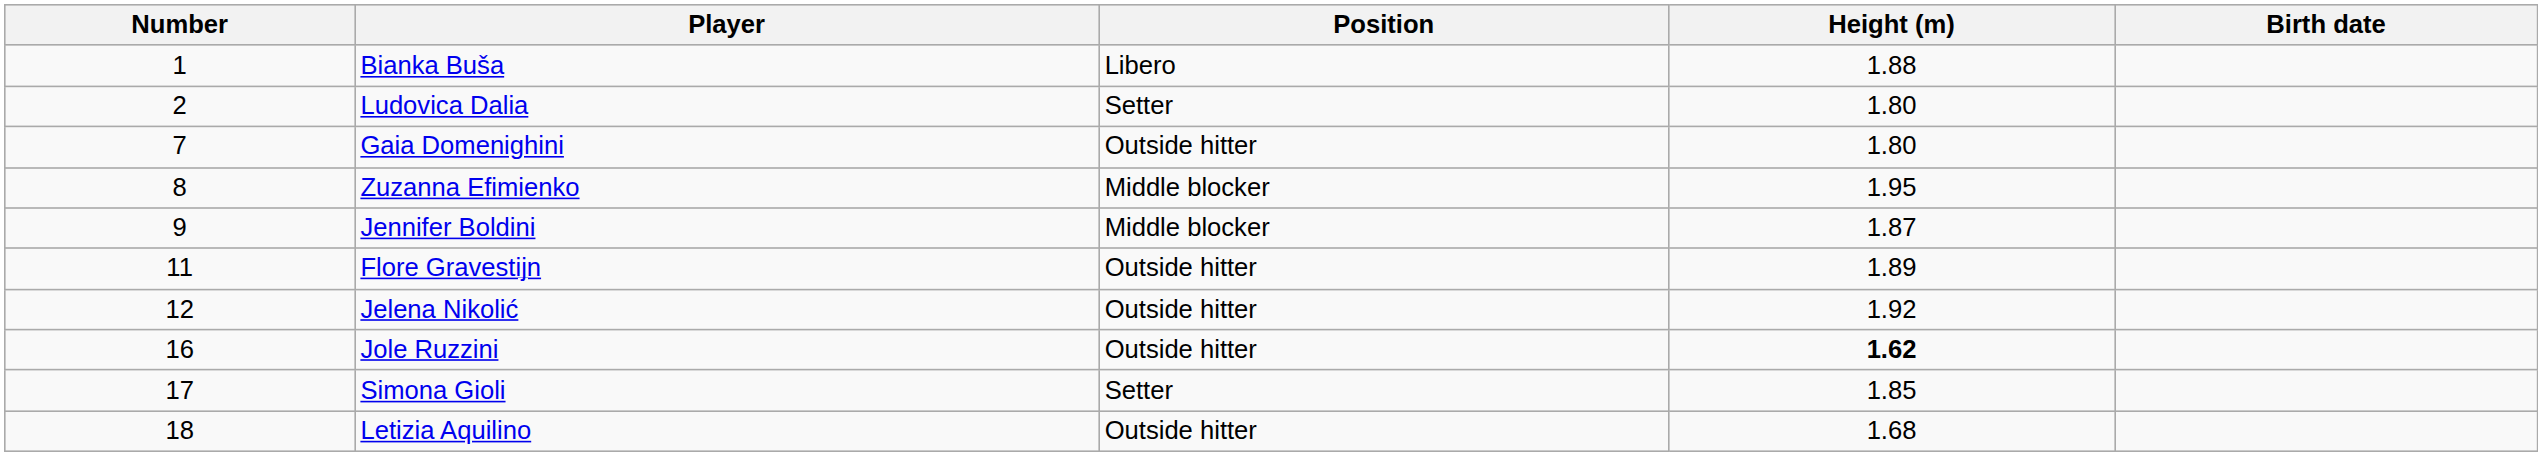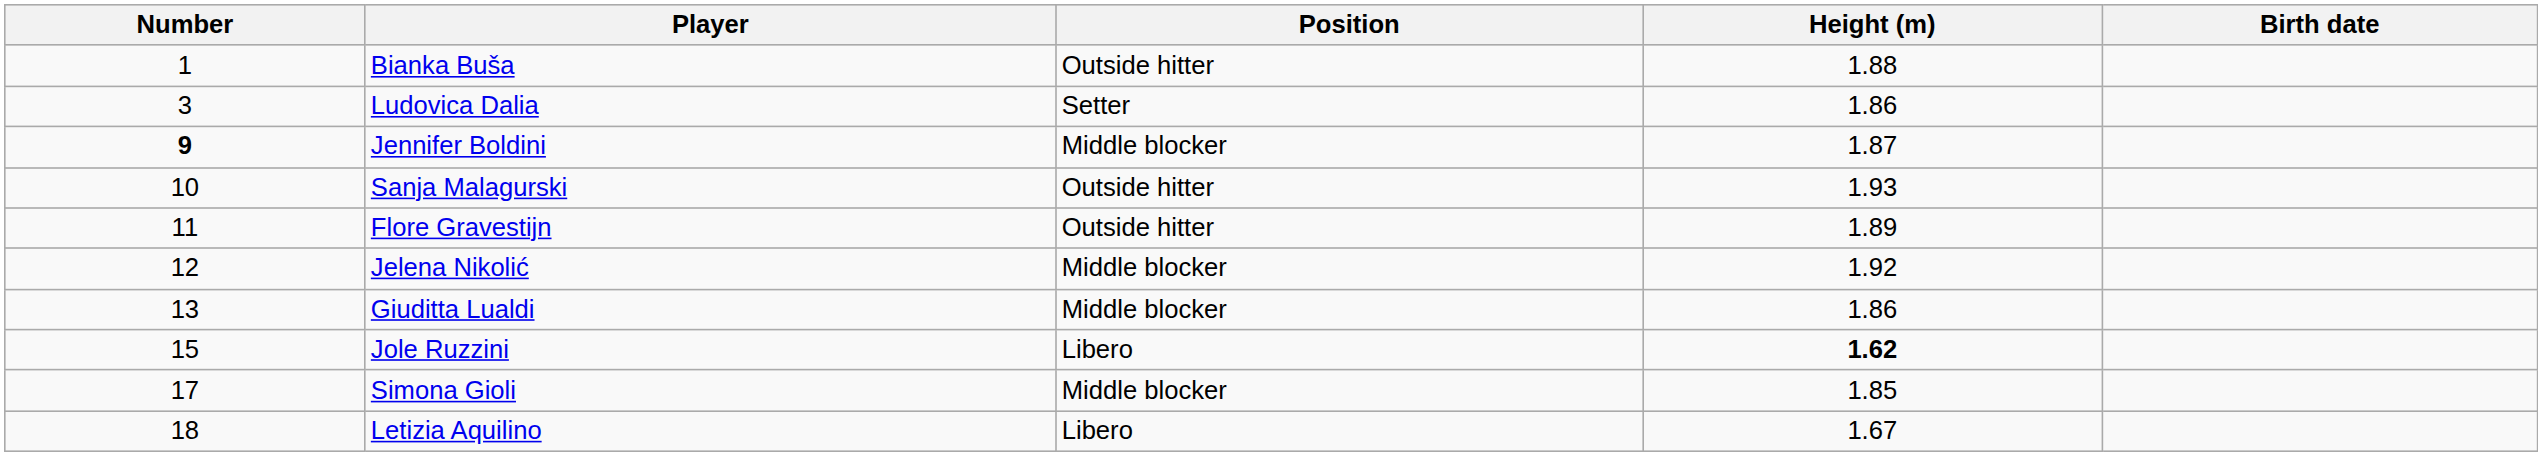(1140, 65) Libero -> (1138, 65) Outside hitter
(180, 106) 2 -> (185, 106) 3
(1892, 106) 1.80 -> (1872, 106) 1.86
- row: (462, 146)
- row: (470, 187)
(180, 227) normal -> (185, 146) bold
+ row: (469, 187)
(1181, 308) Outside hitter -> (1144, 268) Middle blocker
+ row: (453, 308)
(180, 349) 16 -> (185, 349) 15
(1181, 349) Outside hitter -> (1097, 349) Libero
(1139, 390) Setter -> (1144, 390) Middle blocker
(1181, 430) Outside hitter -> (1097, 430) Libero
(1892, 430) 1.68 -> (1872, 430) 1.67
